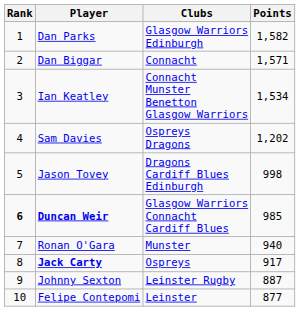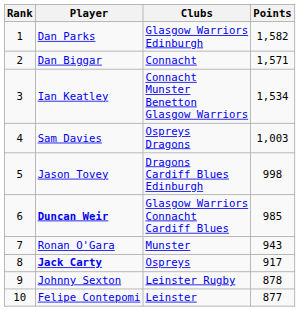(272, 138) 1,202 -> (272, 138) 1,003
(20, 216) bold -> (20, 216) normal
(272, 245) 940 -> (272, 245) 943
(272, 280) 887 -> (272, 280) 878
